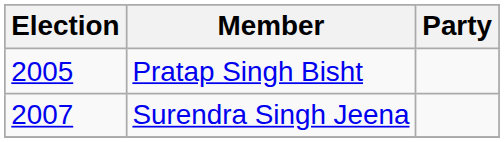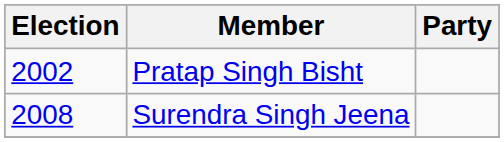(42, 70) 2005 -> (42, 70) 2002
(42, 114) 2007 -> (42, 114) 2008
